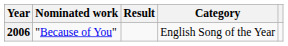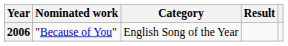columns swapped: (218, 13) <-> (139, 13)
